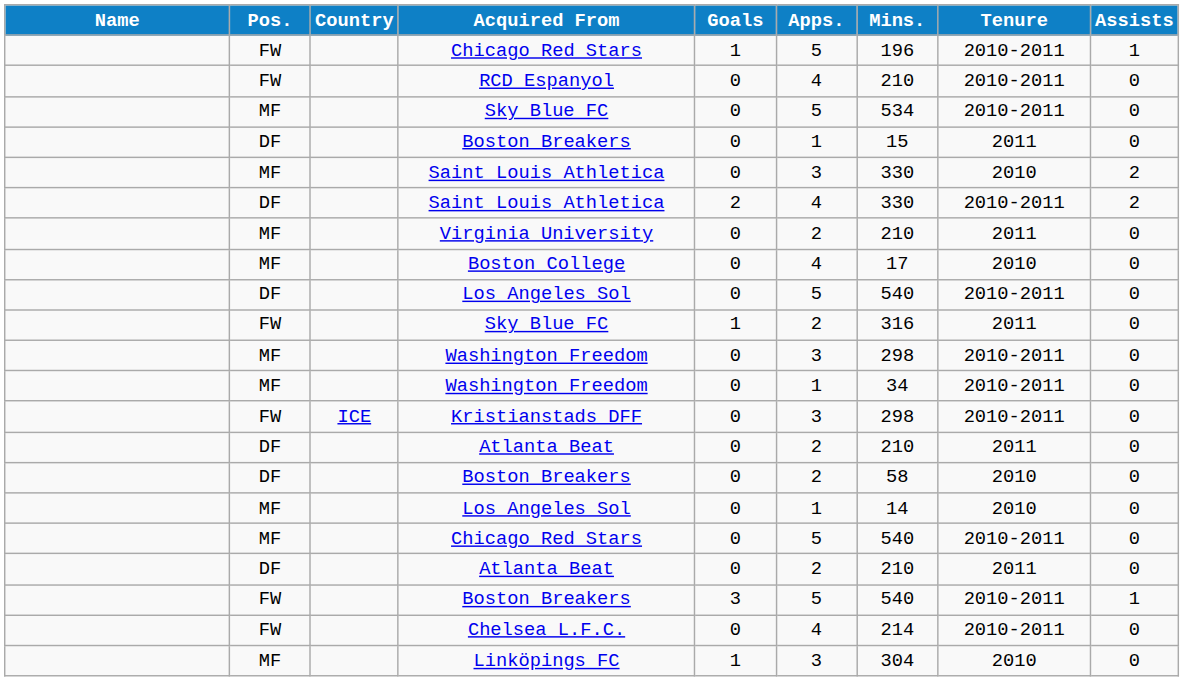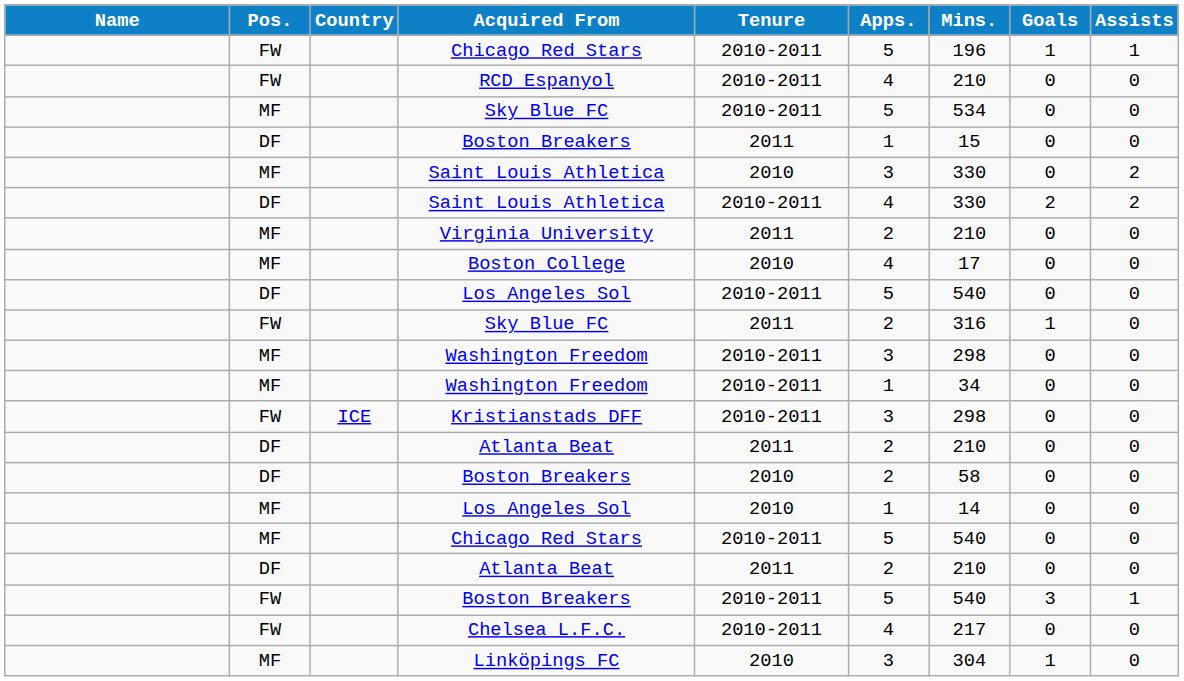columns swapped: (1014, 20) <-> (735, 20)
(897, 630) 214 -> (969, 630) 217
